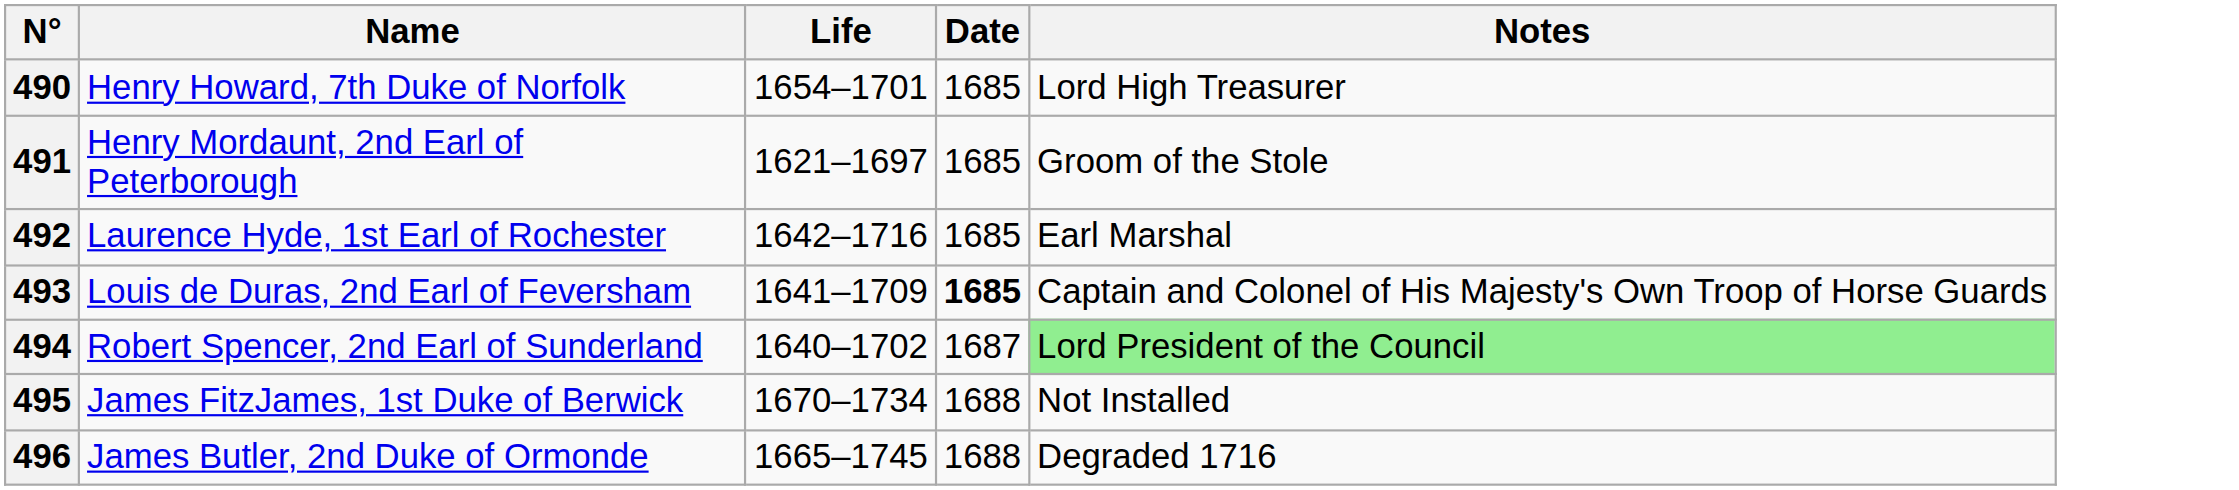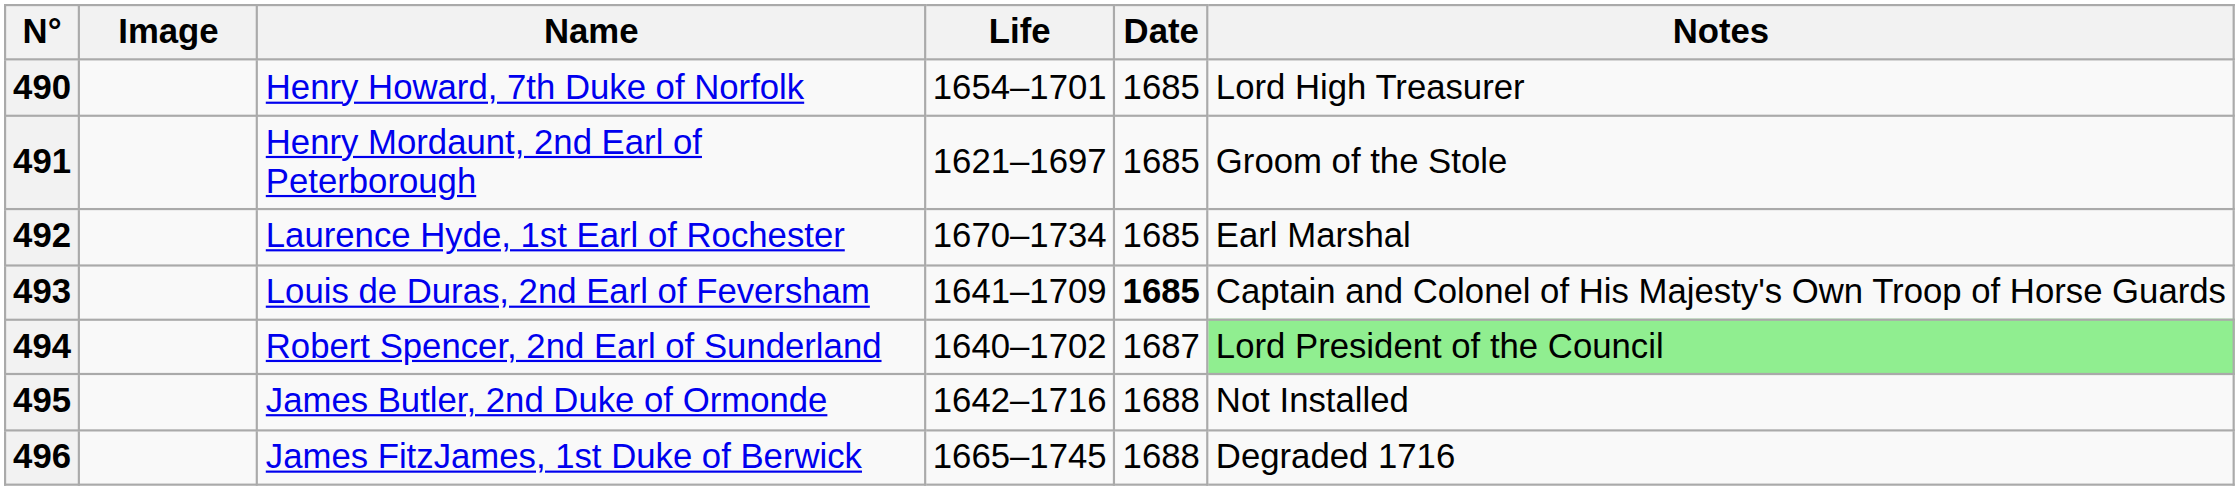+ column: (168, 32)
(841, 236) 1642–1716 -> (1020, 236) 1670–1734
(385, 401) James FitzJames, 1st Duke of Berwick -> (547, 401) James Butler, 2nd Duke of Ormonde
(841, 401) 1670–1734 -> (1020, 401) 1642–1716
(368, 456) James Butler, 2nd Duke of Ormonde -> (564, 456) James FitzJames, 1st Duke of Berwick
